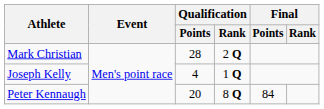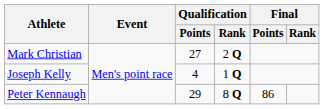(195, 54) 28 -> (195, 54) 27
(195, 94) 20 -> (195, 94) 29
(268, 94) 84 -> (268, 94) 86
